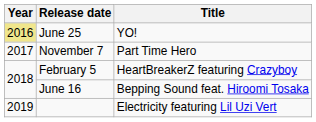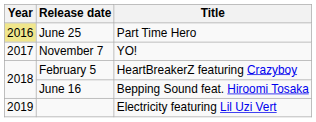(127, 32) YO! -> (157, 32) Part Time Hero
(157, 51) Part Time Hero -> (127, 51) YO!
